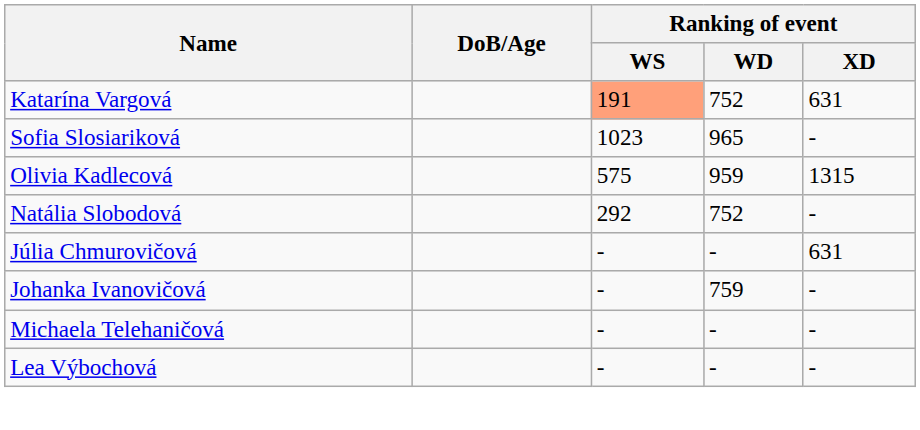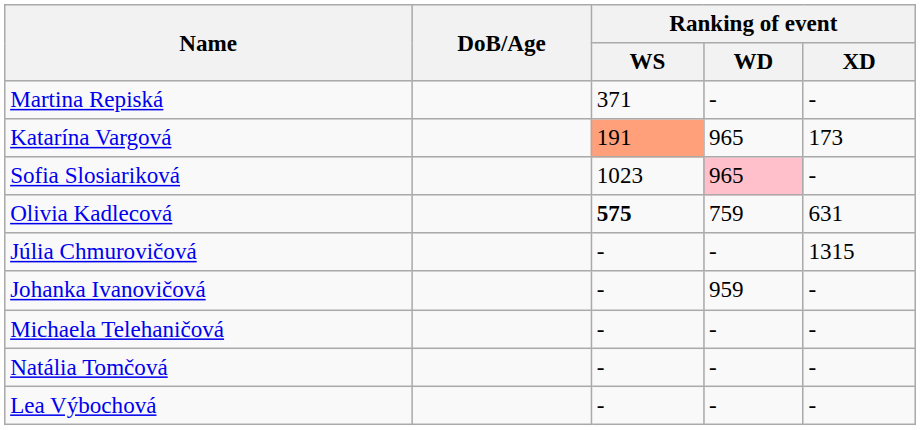+ row: (87, 99)
(726, 99) 752 -> (726, 138) 965
(826, 99) 631 -> (826, 138) 173
(726, 138) no background -> (726, 176) pink background
(614, 176) normal -> (614, 214) bold
(726, 176) 959 -> (726, 214) 759
(831, 176) 1315 -> (826, 214) 631
- row: (96, 214)
(826, 252) 631 -> (831, 252) 1315
(726, 290) 759 -> (726, 290) 959
+ row: (89, 366)
